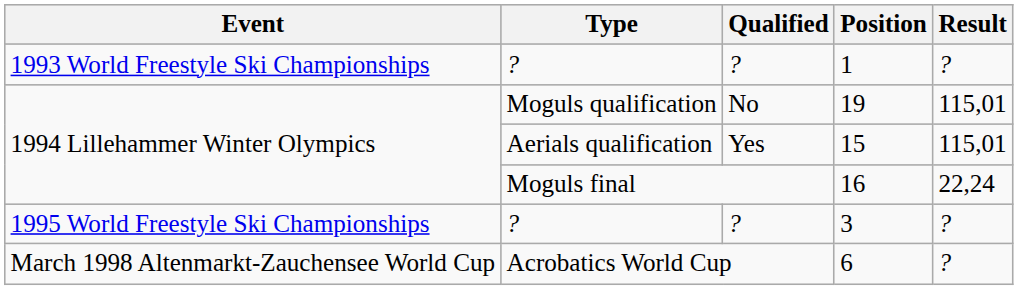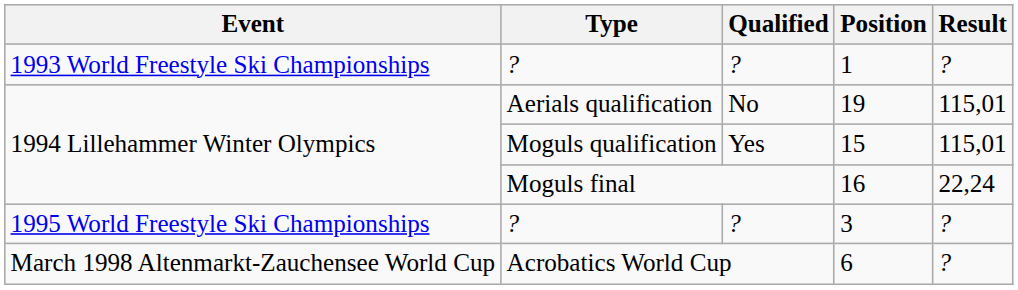(612, 104) Moguls qualification -> (609, 104) Aerials qualification
(609, 143) Aerials qualification -> (612, 143) Moguls qualification
